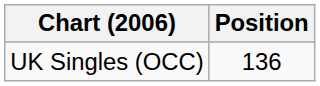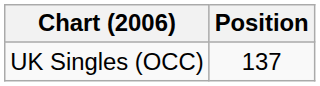(262, 61) 136 -> (262, 61) 137
